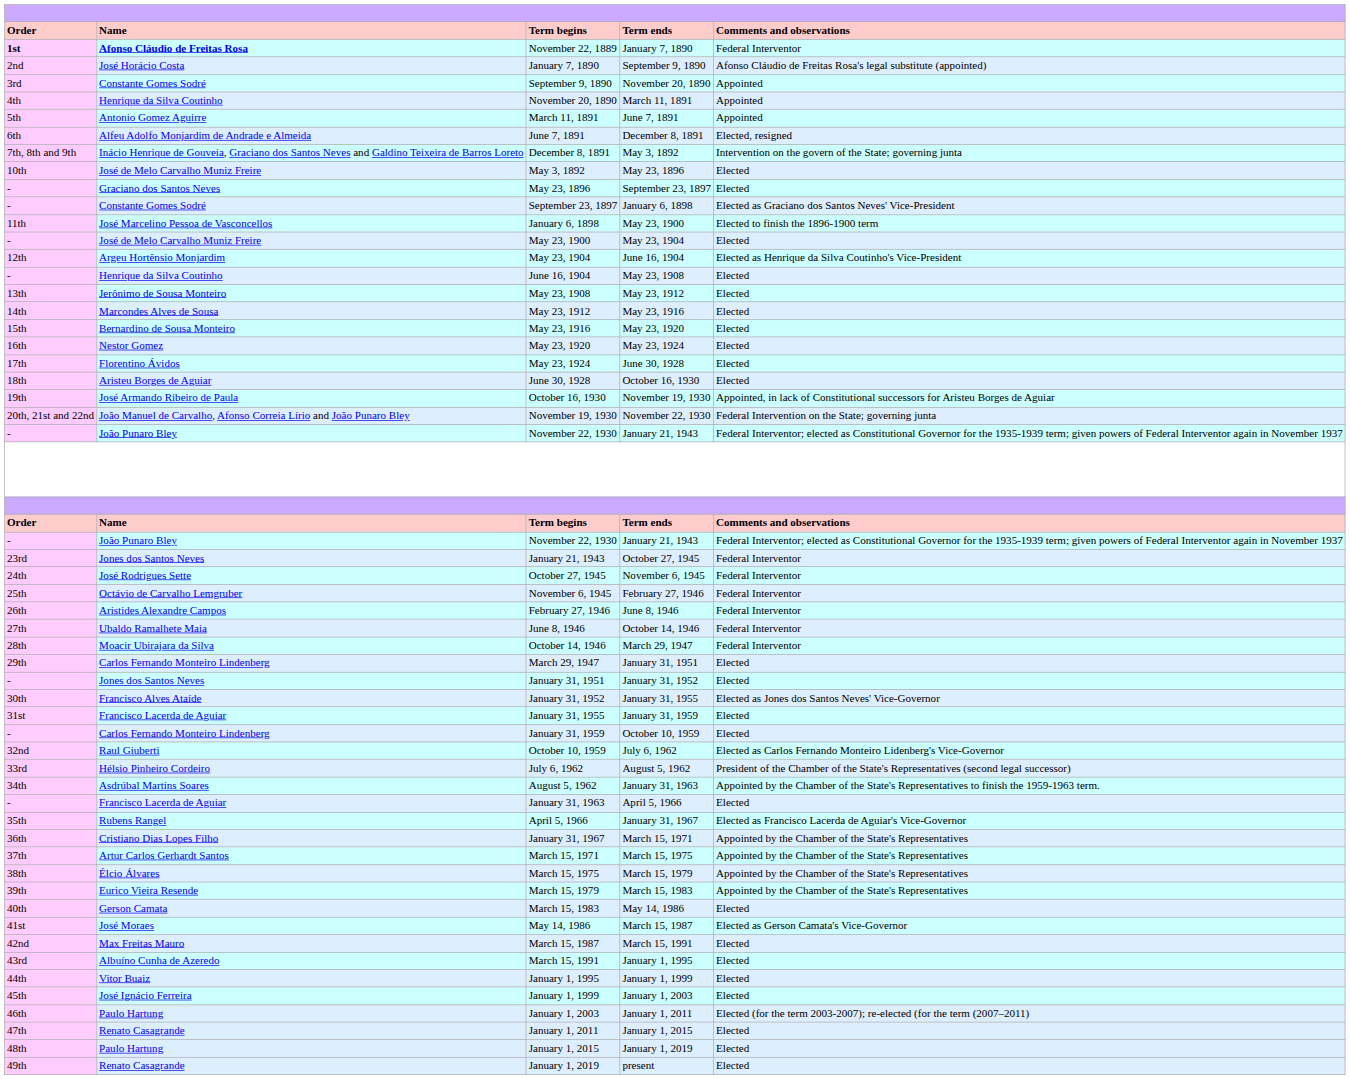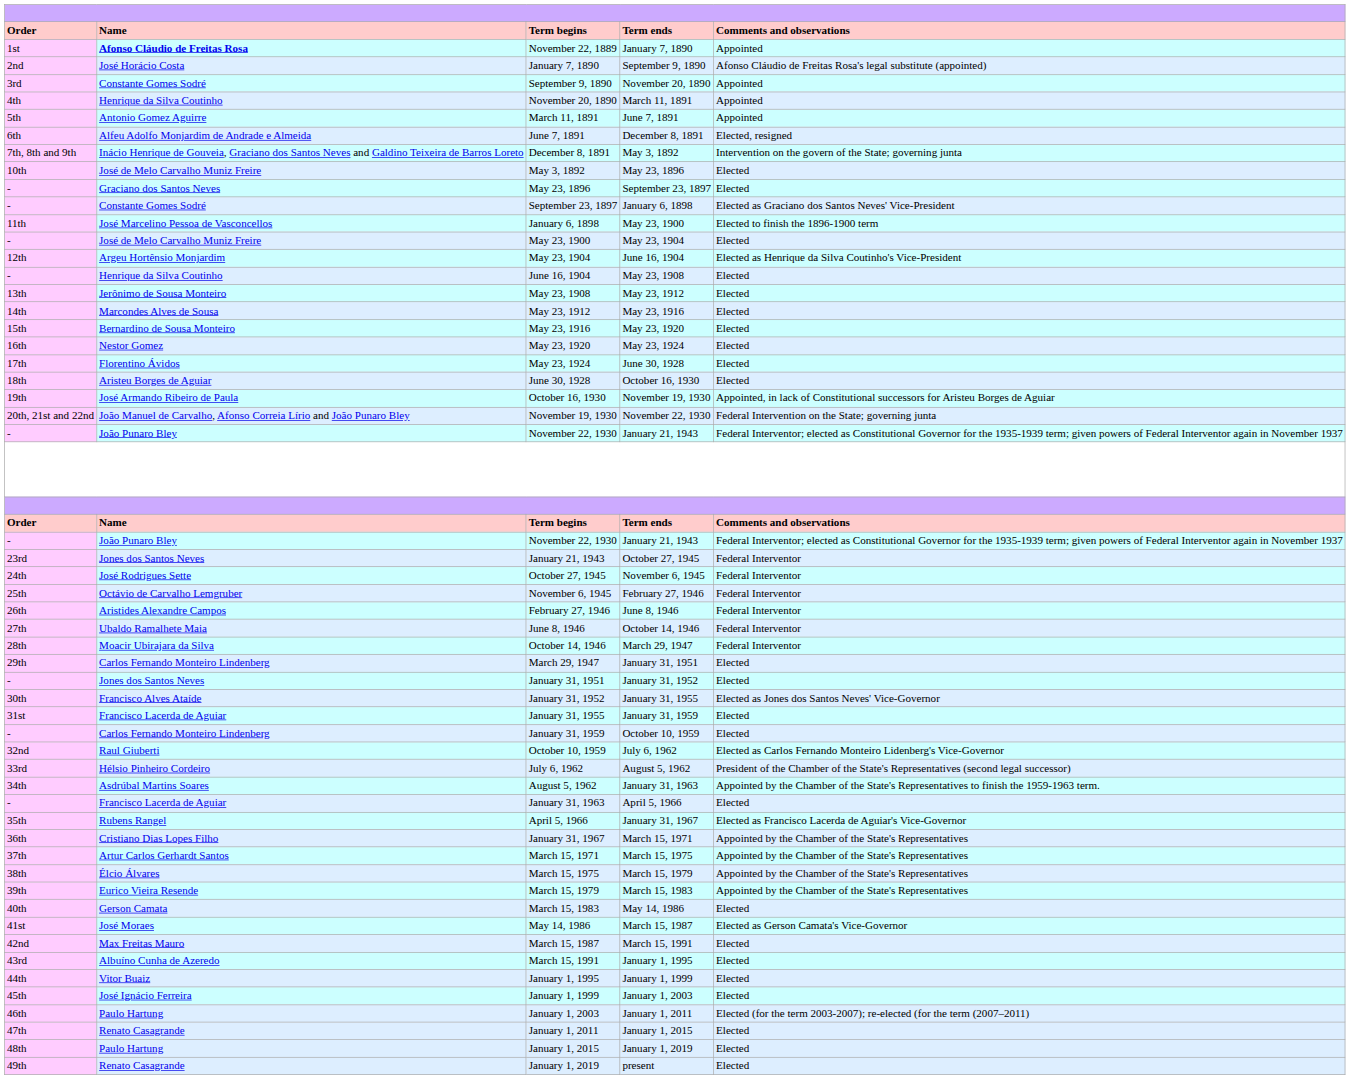(14, 48) bold -> (13, 48) normal
(759, 48) Federal Interventor -> (739, 48) Appointed
